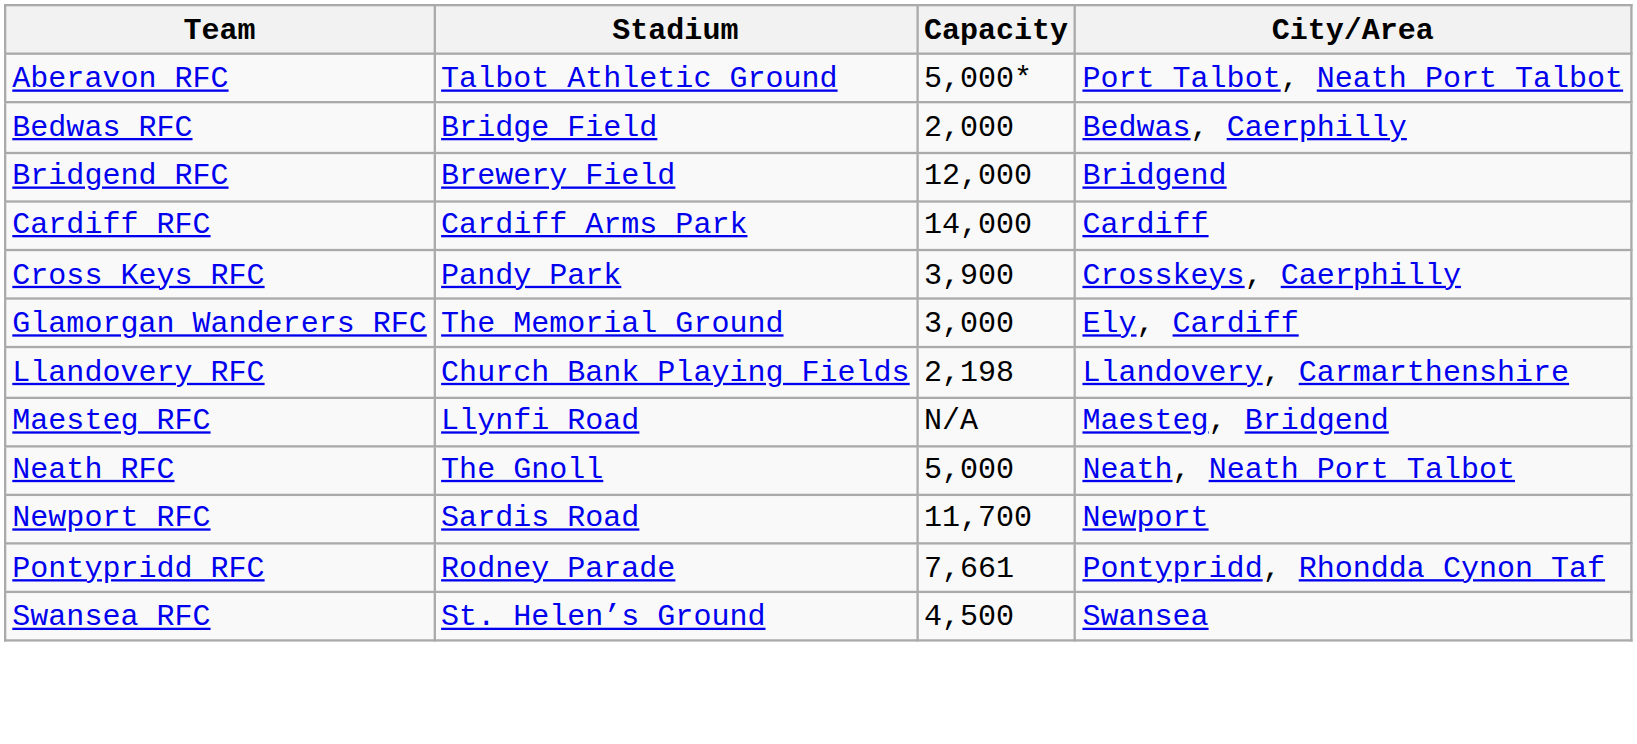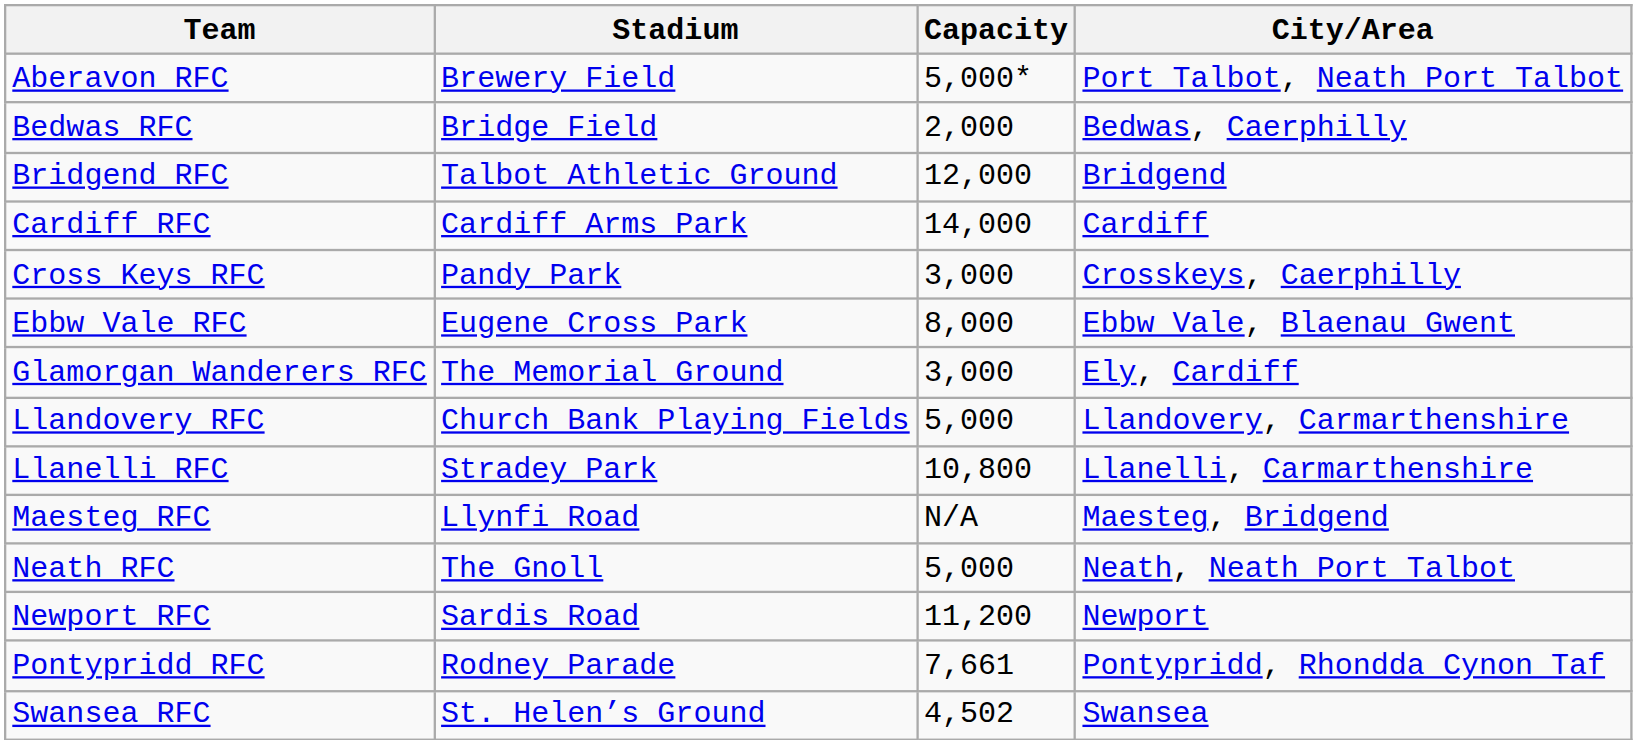(639, 79) Talbot Athletic Ground -> (558, 79) Brewery Field
(558, 176) Brewery Field -> (639, 176) Talbot Athletic Ground
(969, 274) 3,900 -> (969, 274) 3,000
+ row: (129, 323)
(969, 372) 2,198 -> (969, 421) 5,000
+ row: (120, 470)
(978, 519) 11,700 -> (978, 617) 11,200
(969, 617) 4,500 -> (969, 715) 4,502
